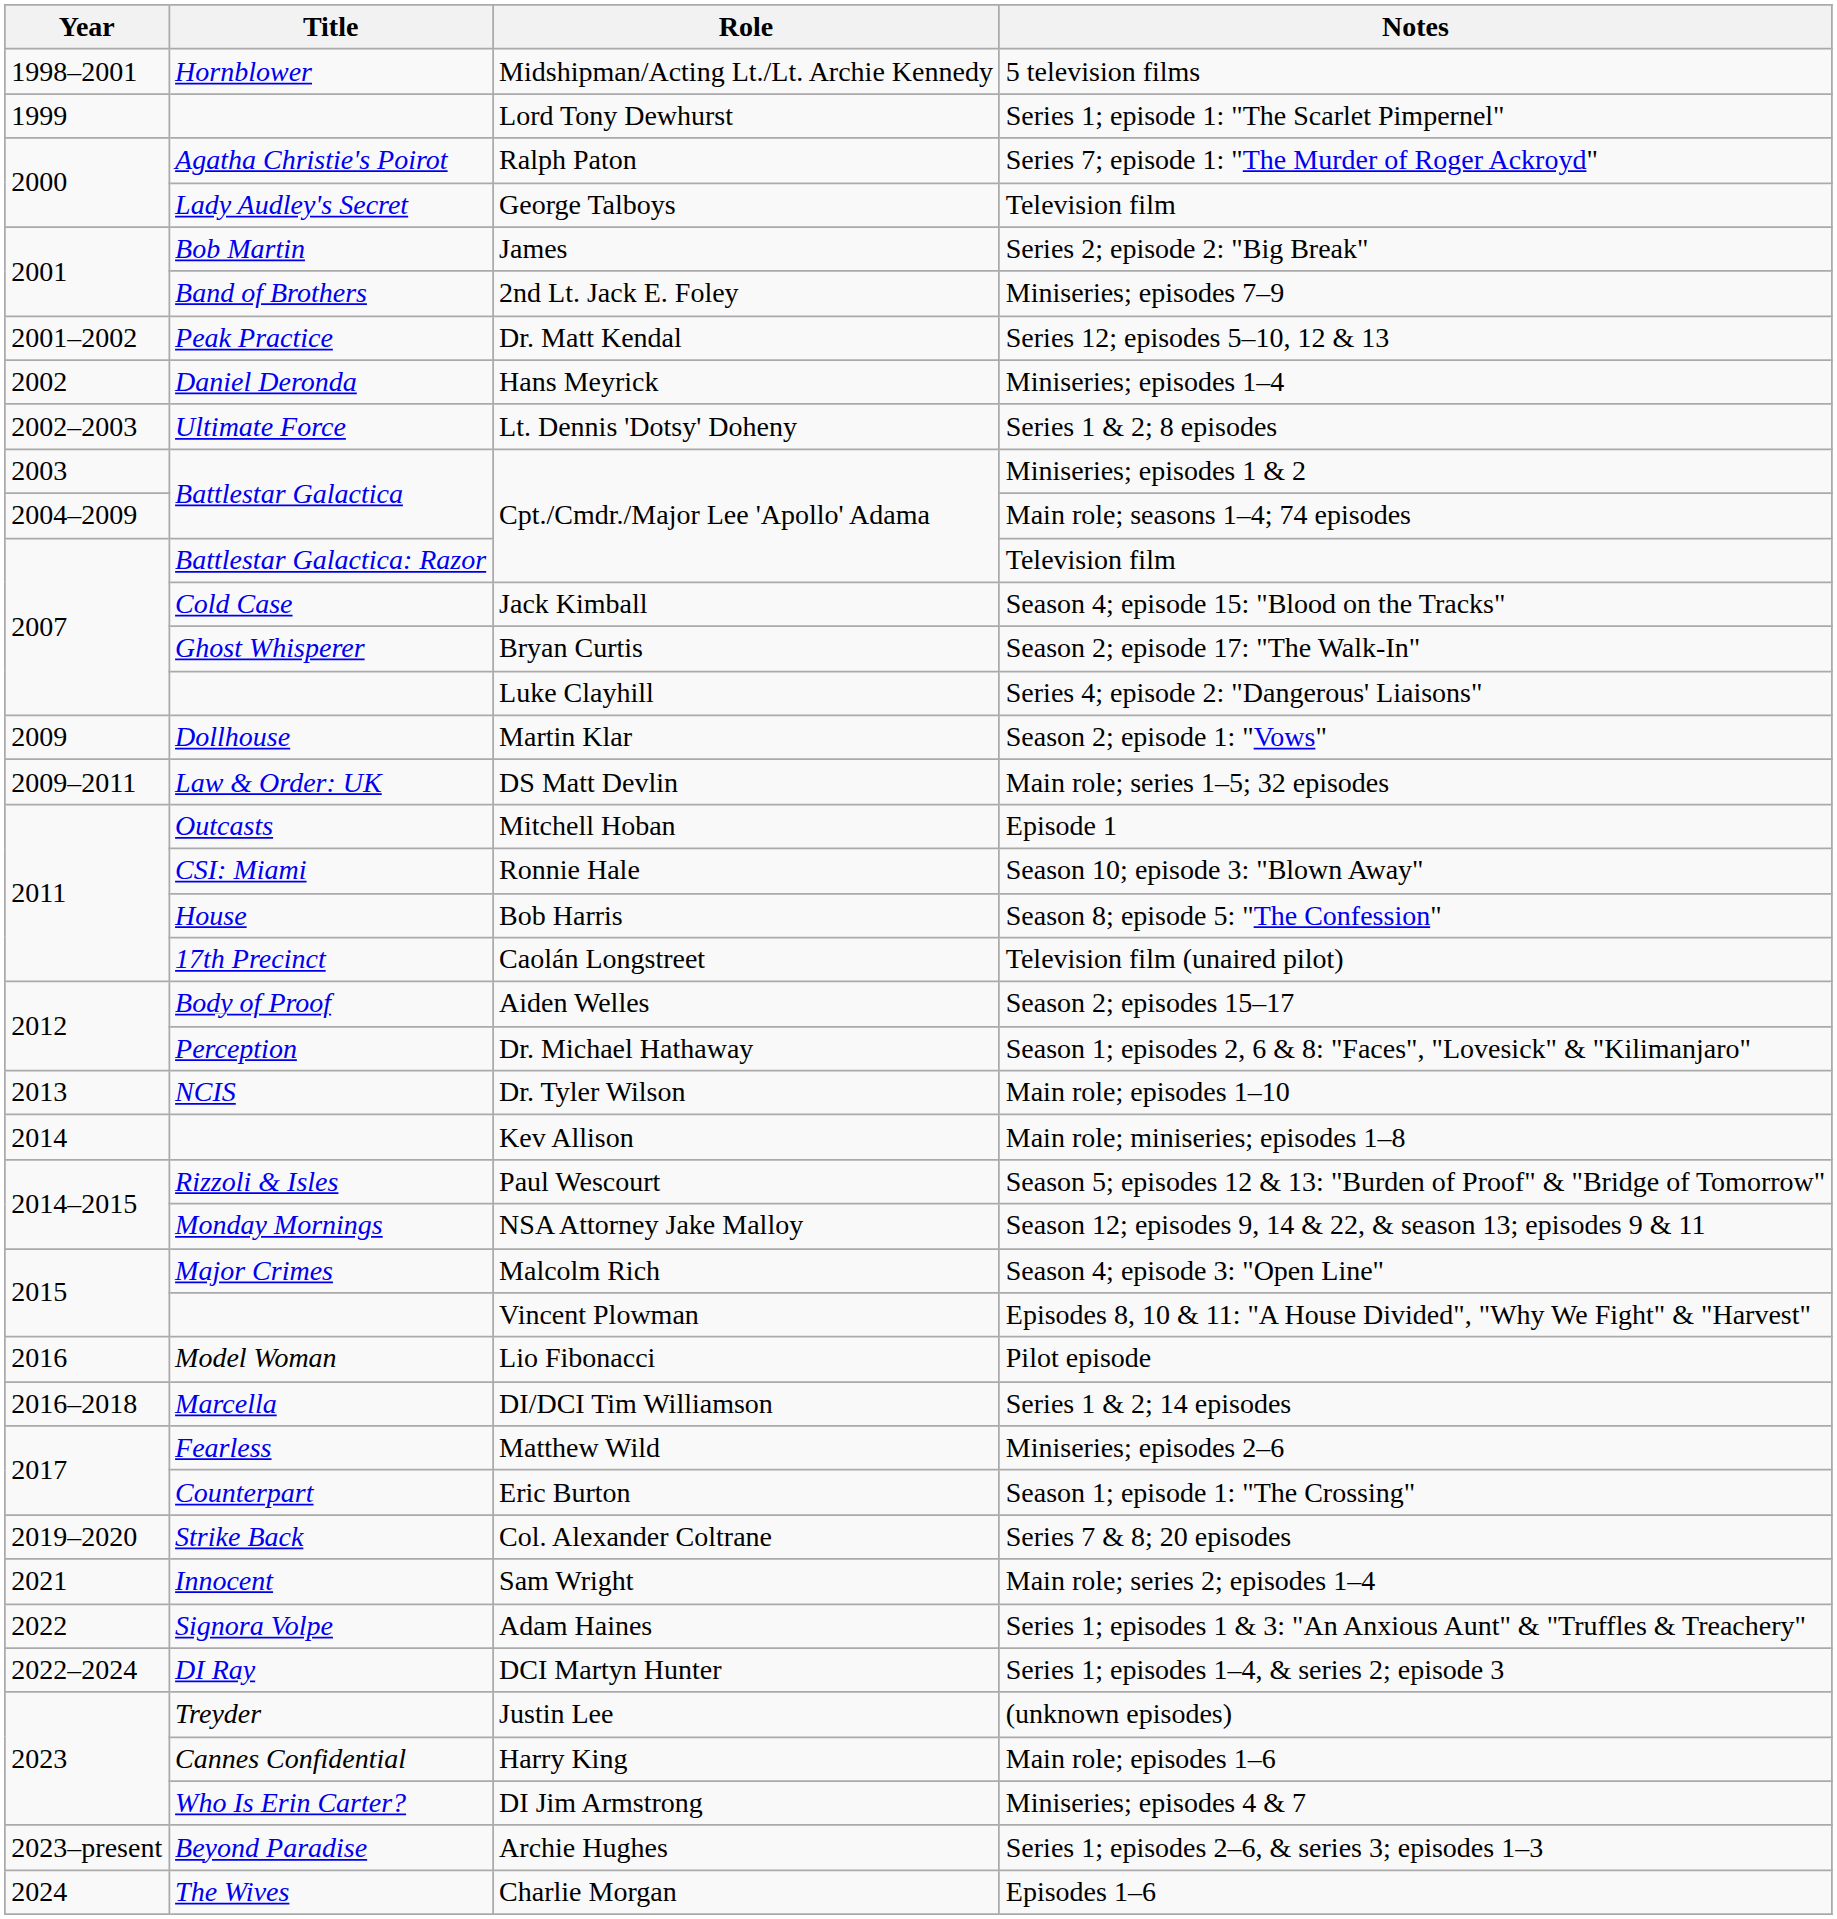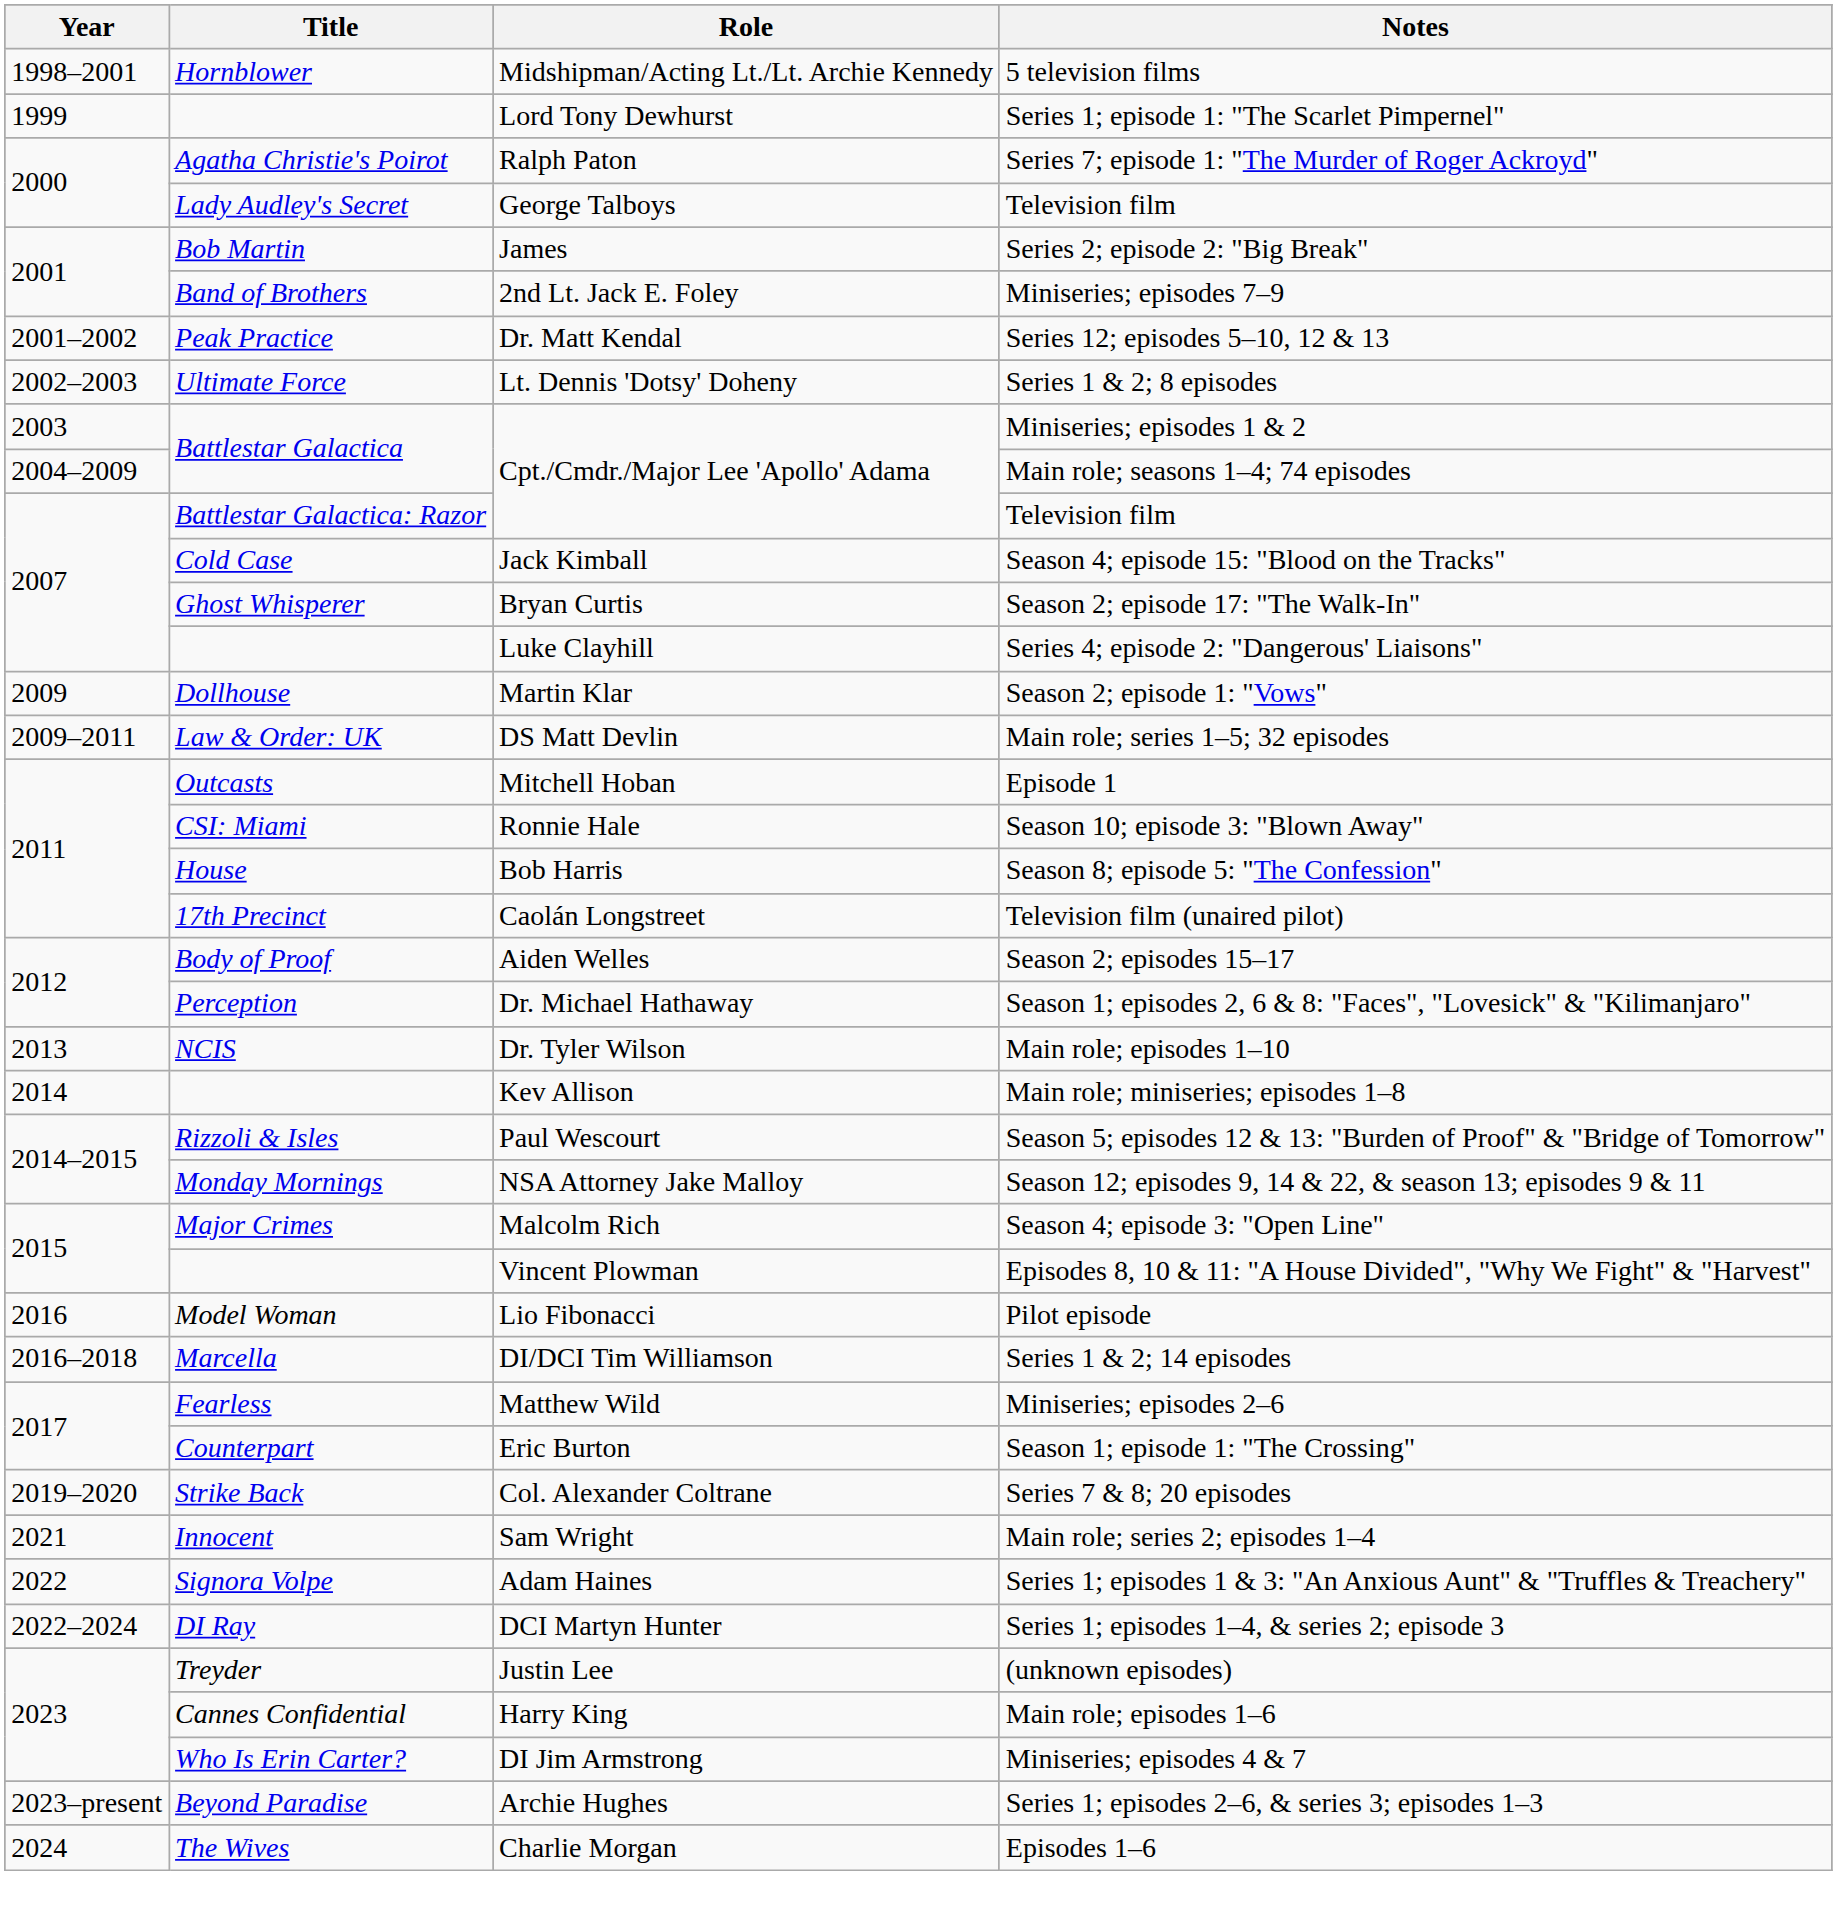- row: (579, 381)
